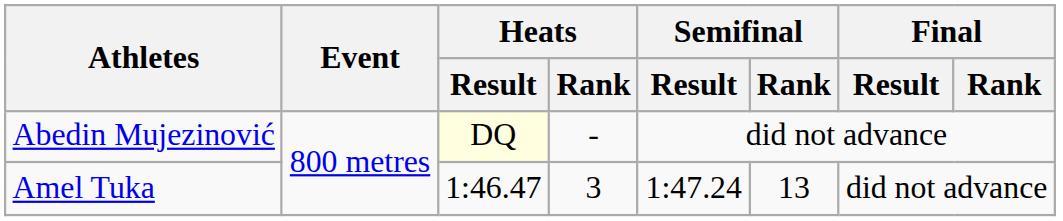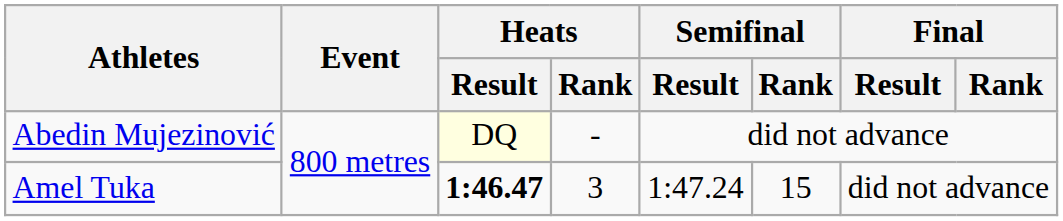(493, 188) normal -> (494, 188) bold
(794, 188) 13 -> (796, 188) 15
